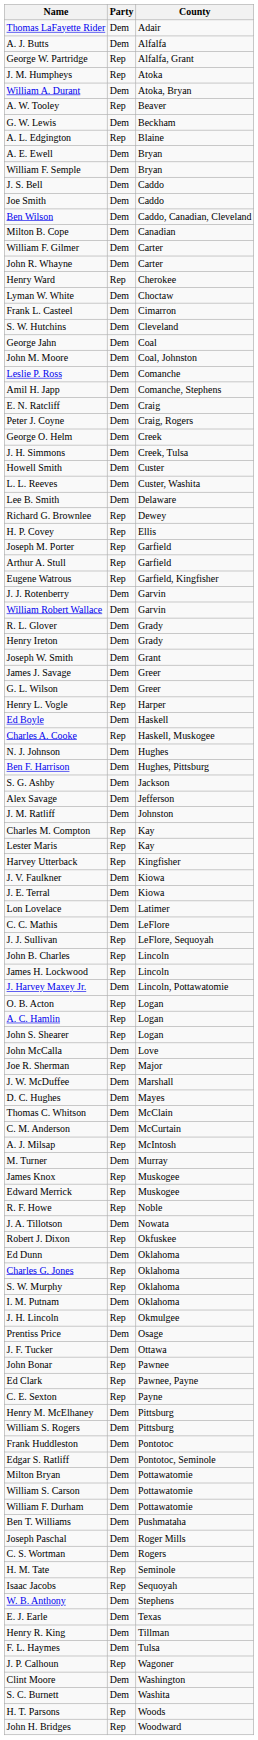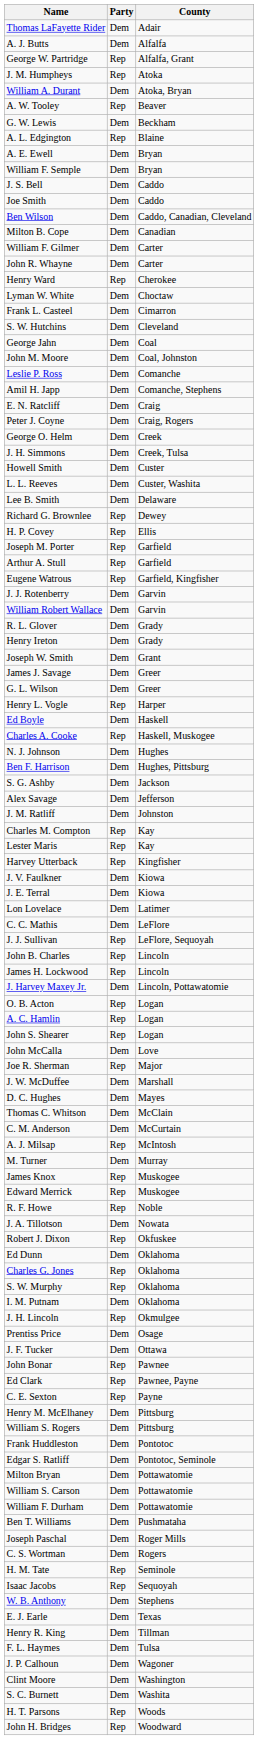(118, 1664) Rep -> (119, 1664) Dem
